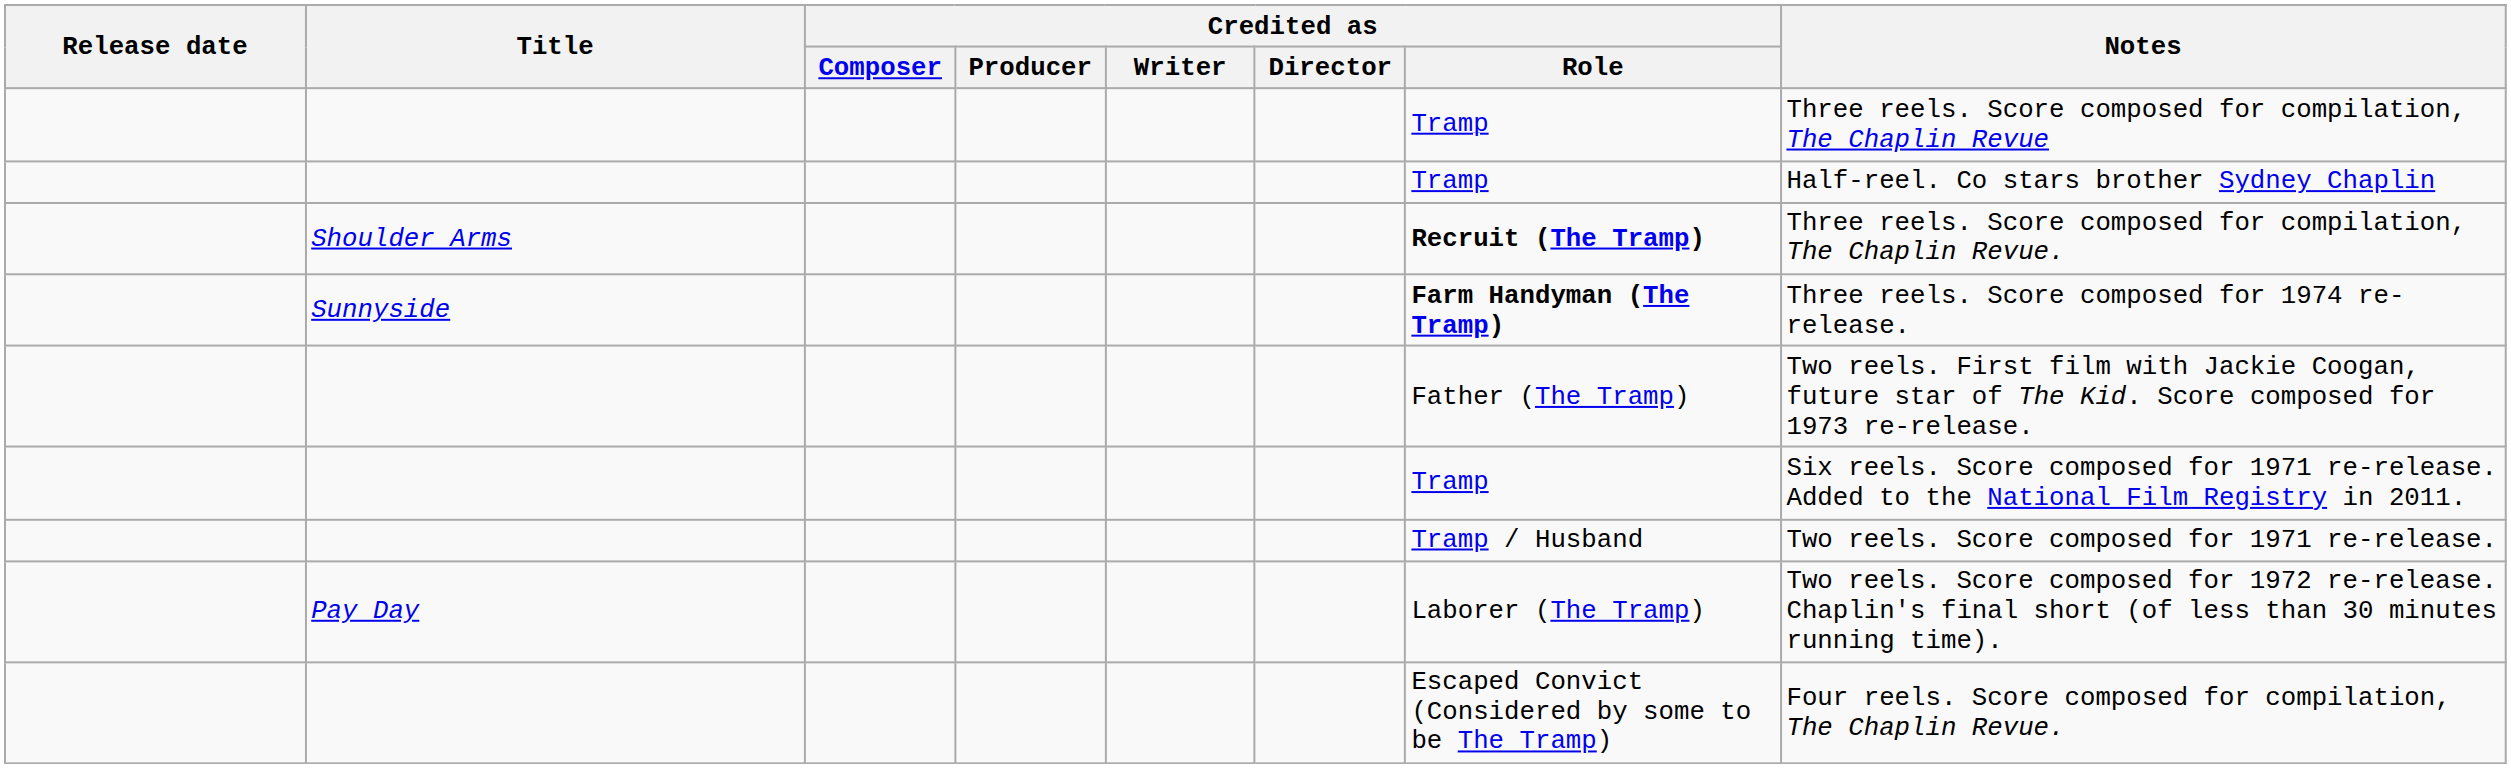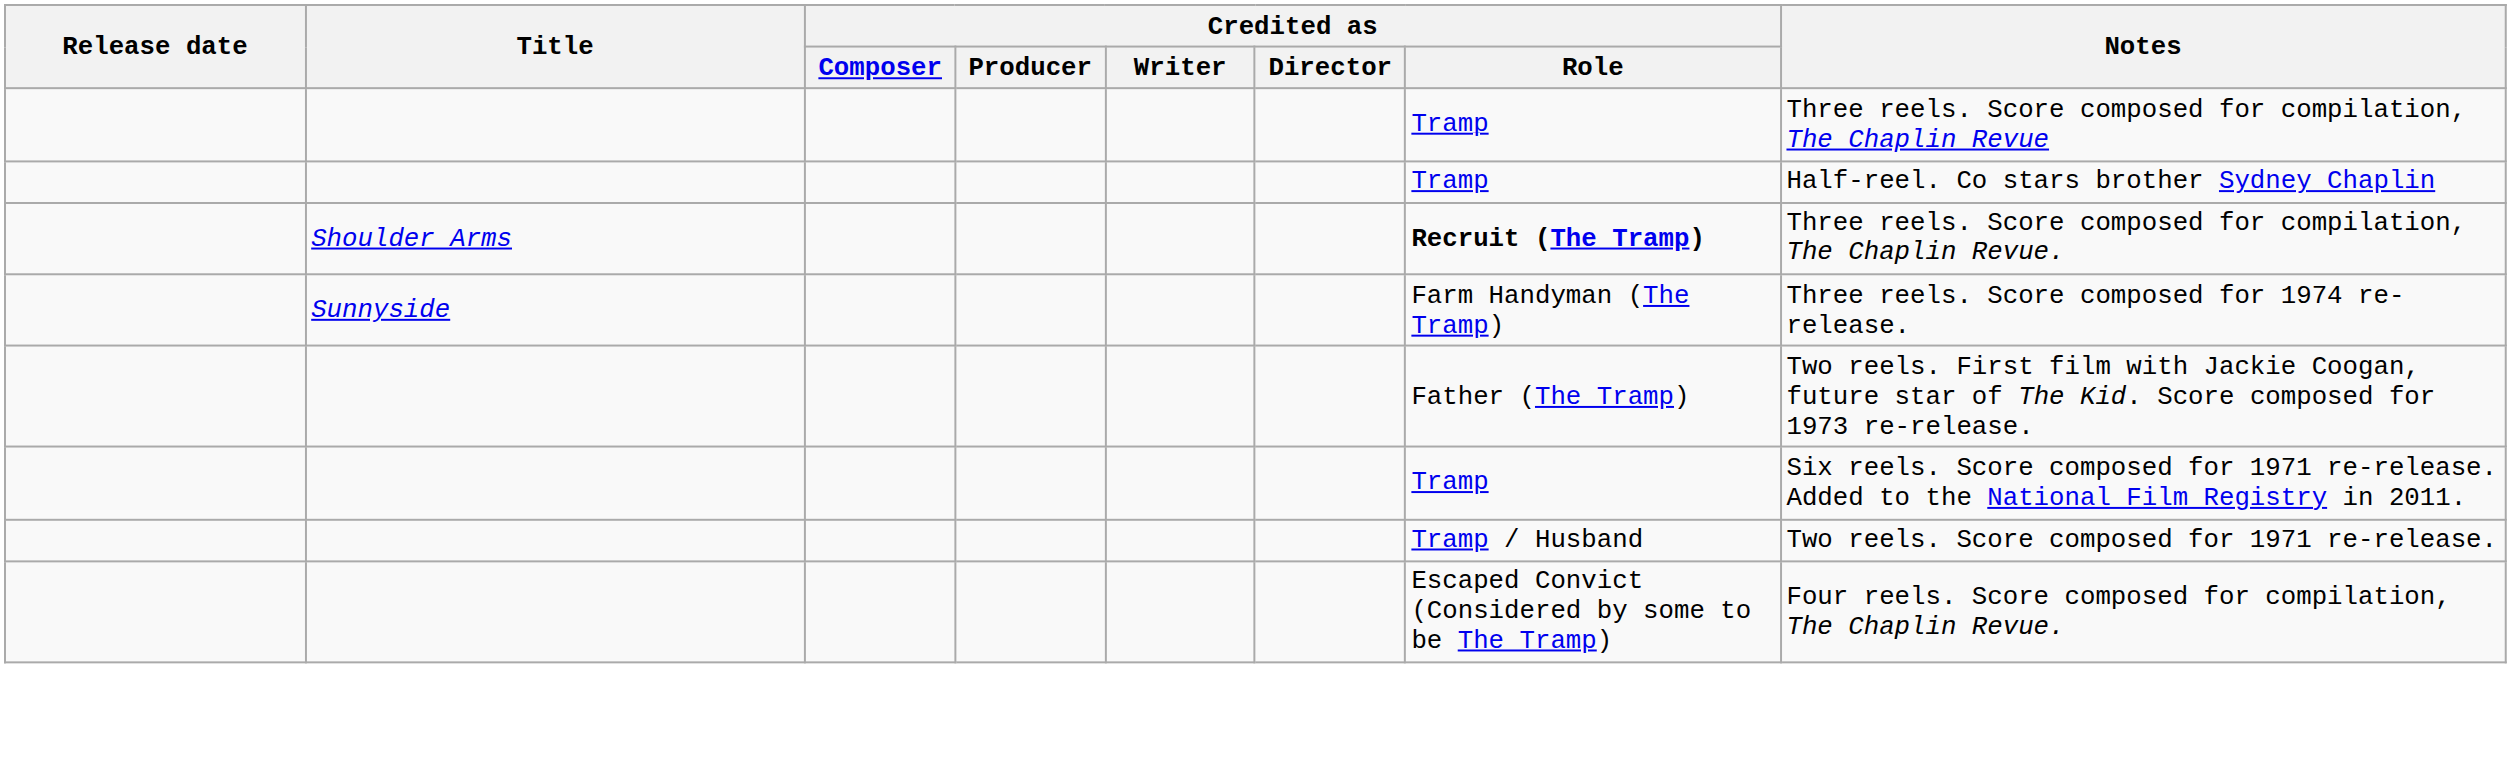(1550, 310) bold -> (1550, 310) normal
- row: (155, 611)
